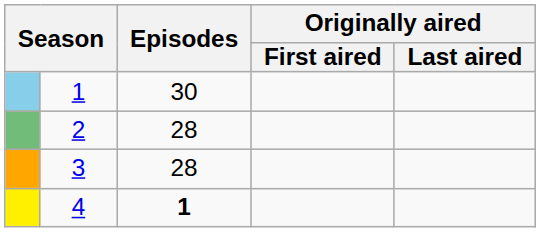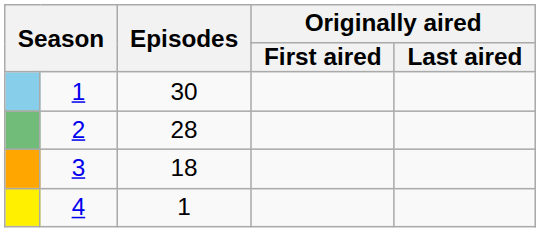(184, 168) 28 -> (184, 168) 18
(184, 206) bold -> (184, 206) normal
